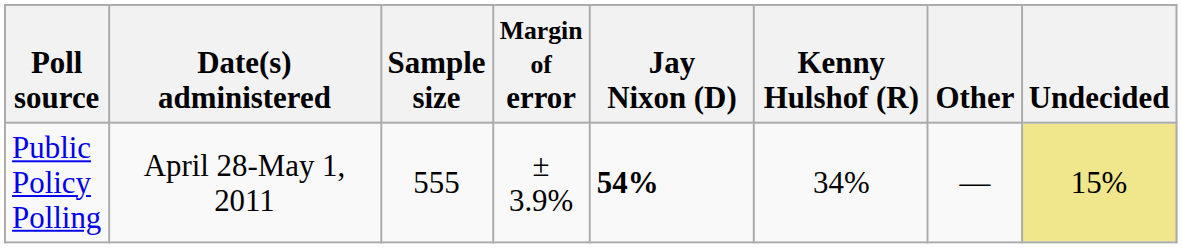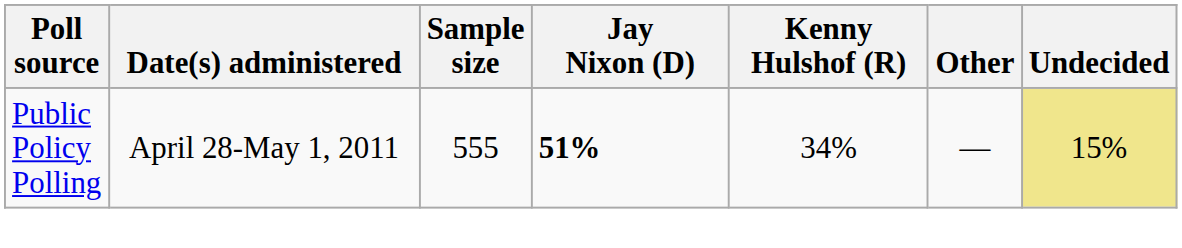- column: (541, 65)
(628, 182) 54% -> (570, 147) 51%
